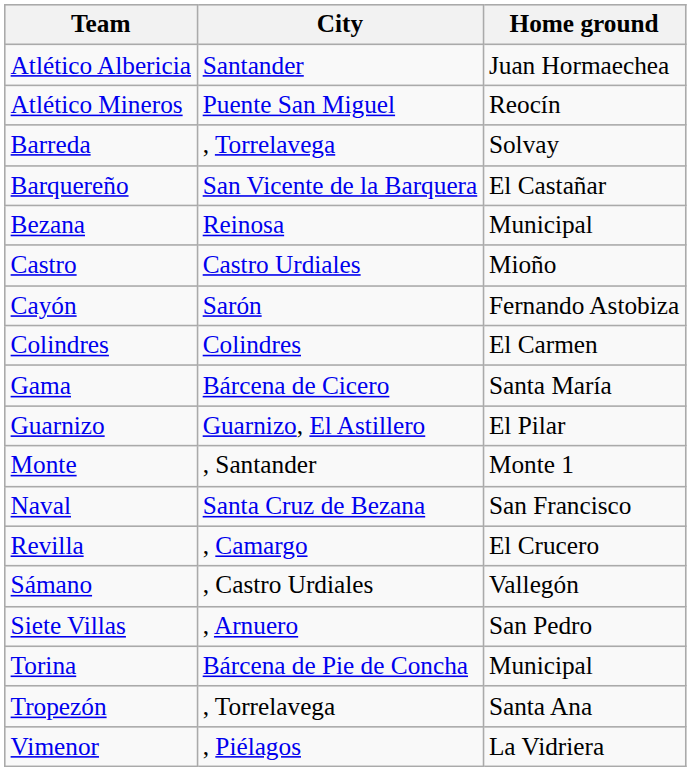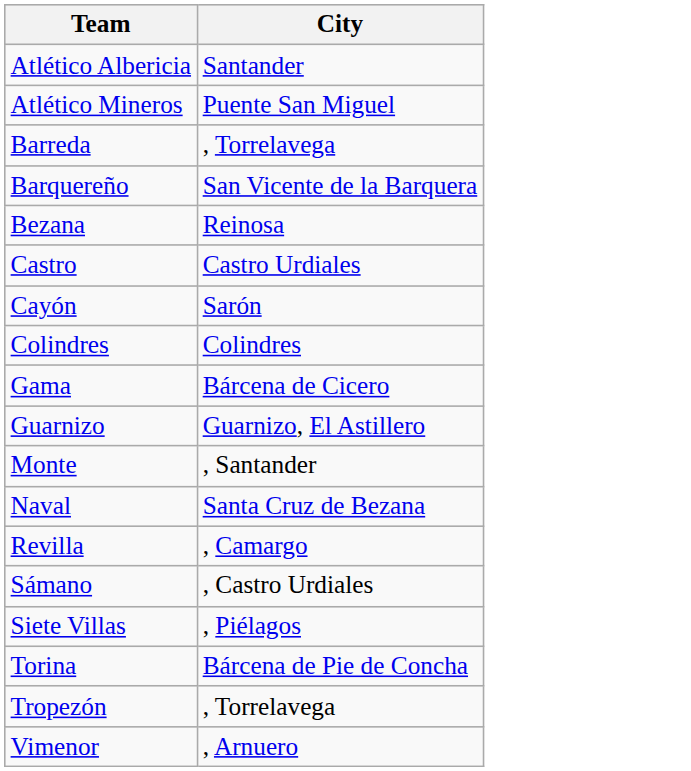- column: (584, 24)
(250, 625) , Arnuero -> (252, 625) , Piélagos
(252, 746) , Piélagos -> (250, 746) , Arnuero
